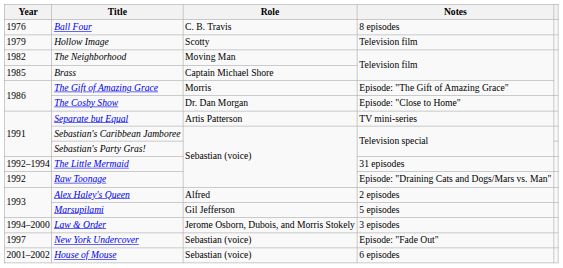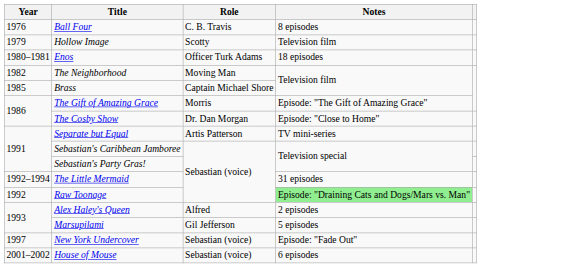+ row: (64, 57)
(455, 179) no background -> (374, 194) lightgreen background
- row: (80, 225)
